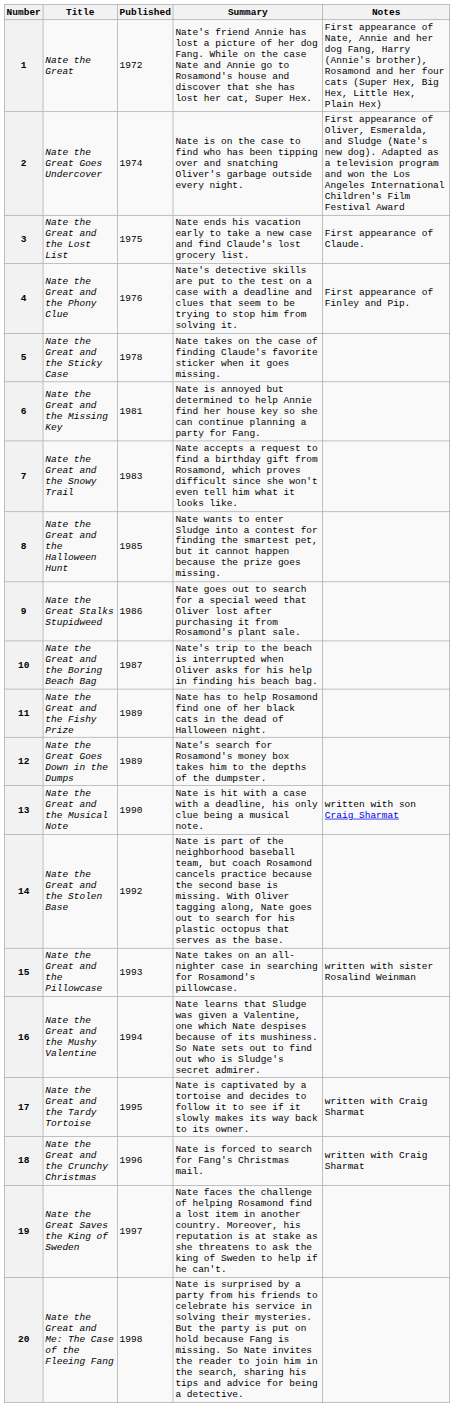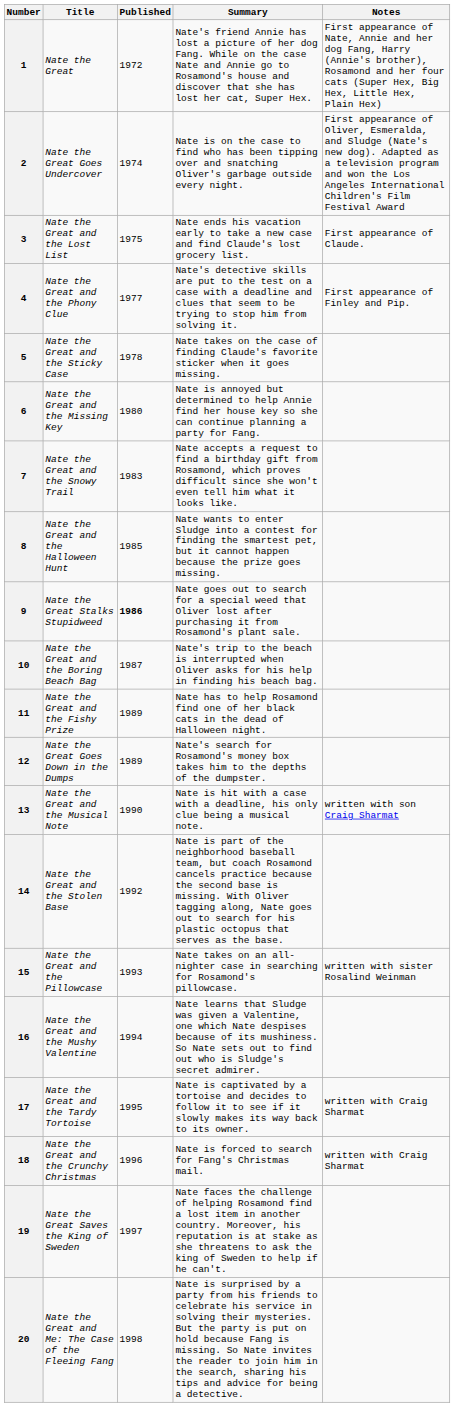(131, 298) 1976 -> (131, 298) 1977
(131, 411) 1981 -> (131, 411) 1980
(131, 611) normal -> (131, 611) bold
